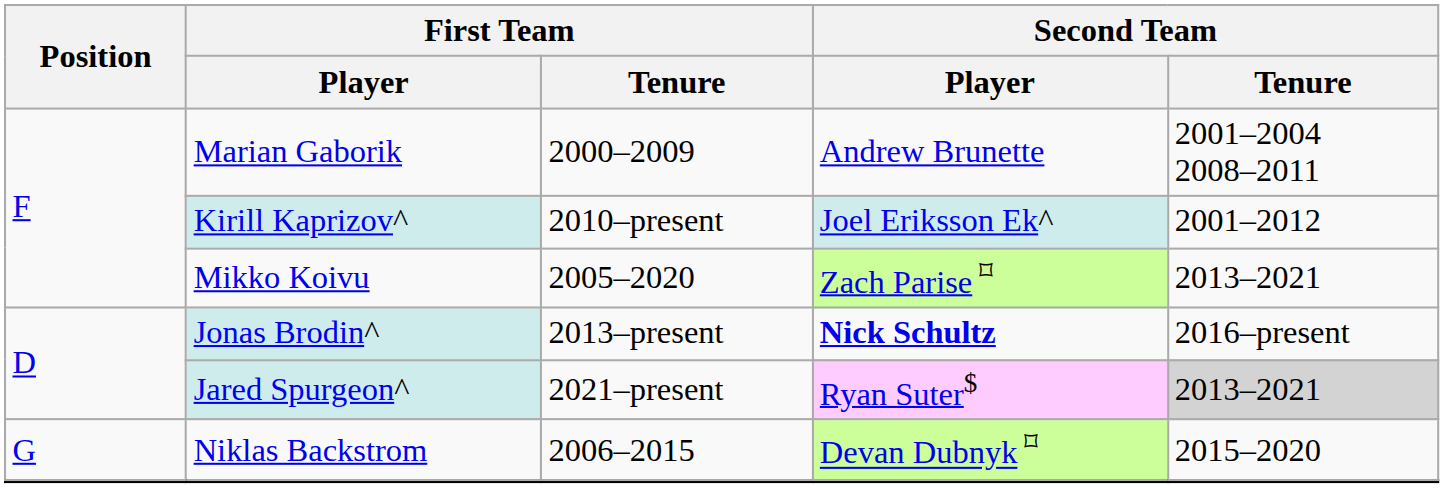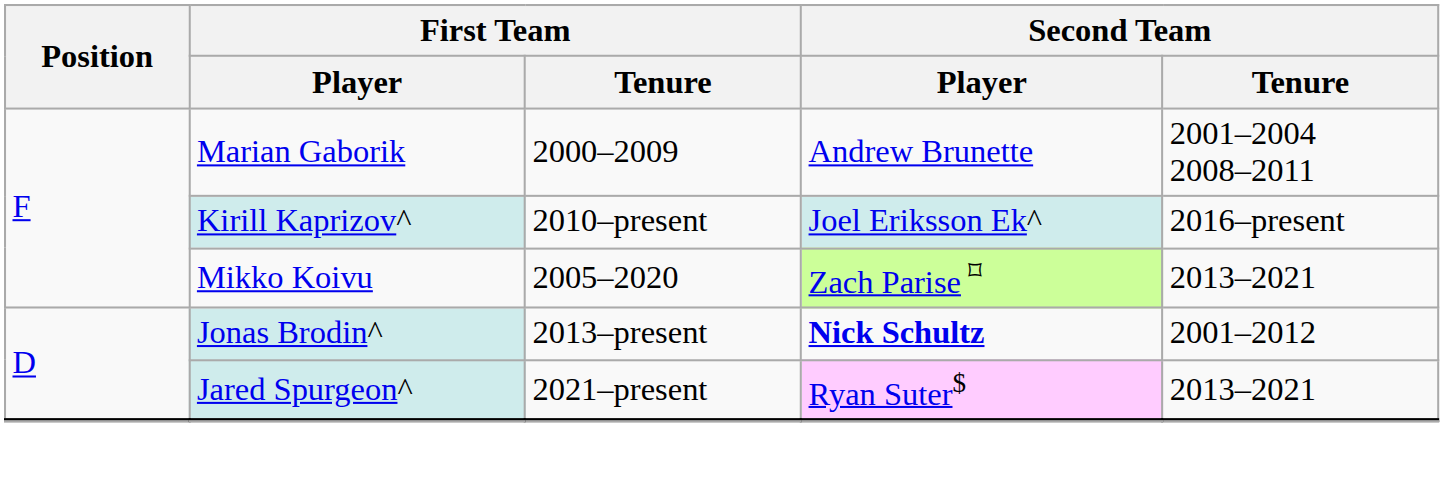(1248, 221) 2001–2012 -> (1257, 221) 2016–present
(1262, 333) 2016–present -> (1243, 333) 2001–2012
(1248, 389) lightgrey background -> (1243, 389) no background
- row: (310, 449)
